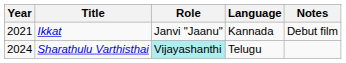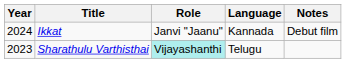(20, 31) 2021 -> (20, 31) 2024
(20, 49) 2024 -> (20, 49) 2023
